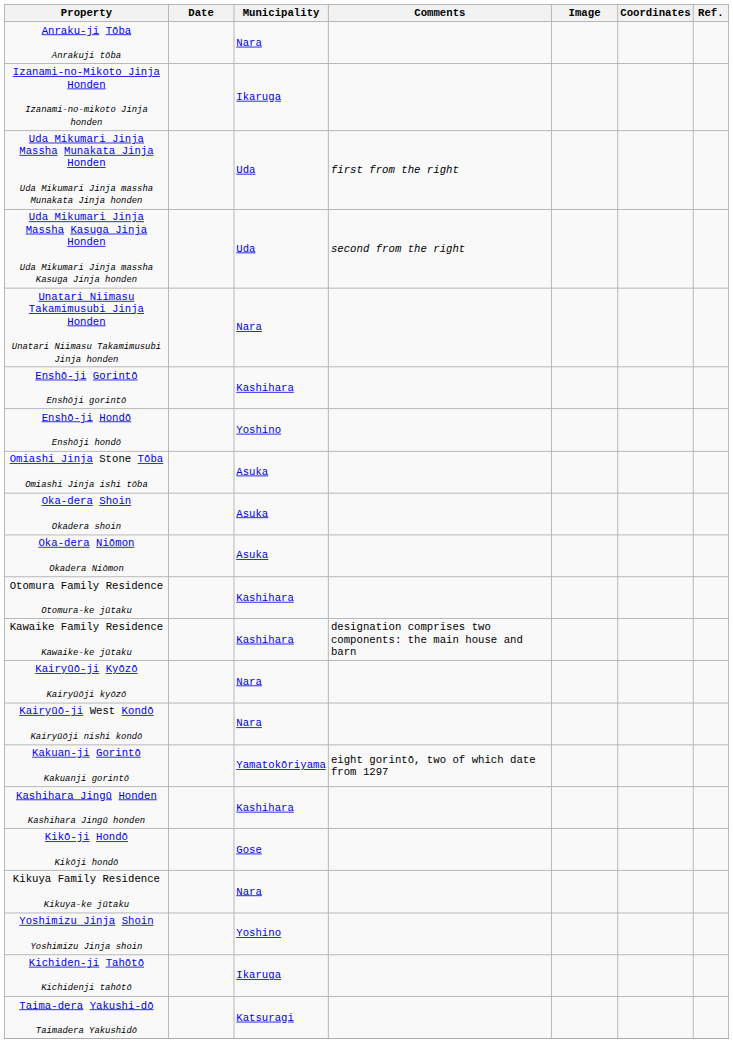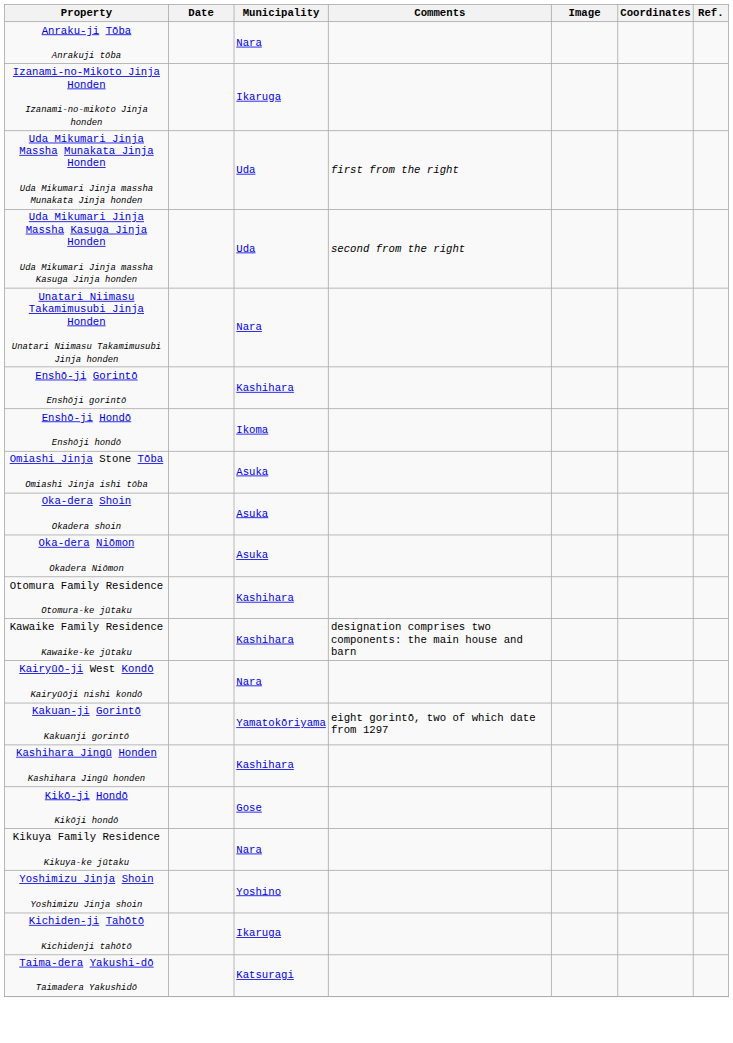(259, 430) Yoshino -> (252, 430) Ikoma
- row: (86, 681)
